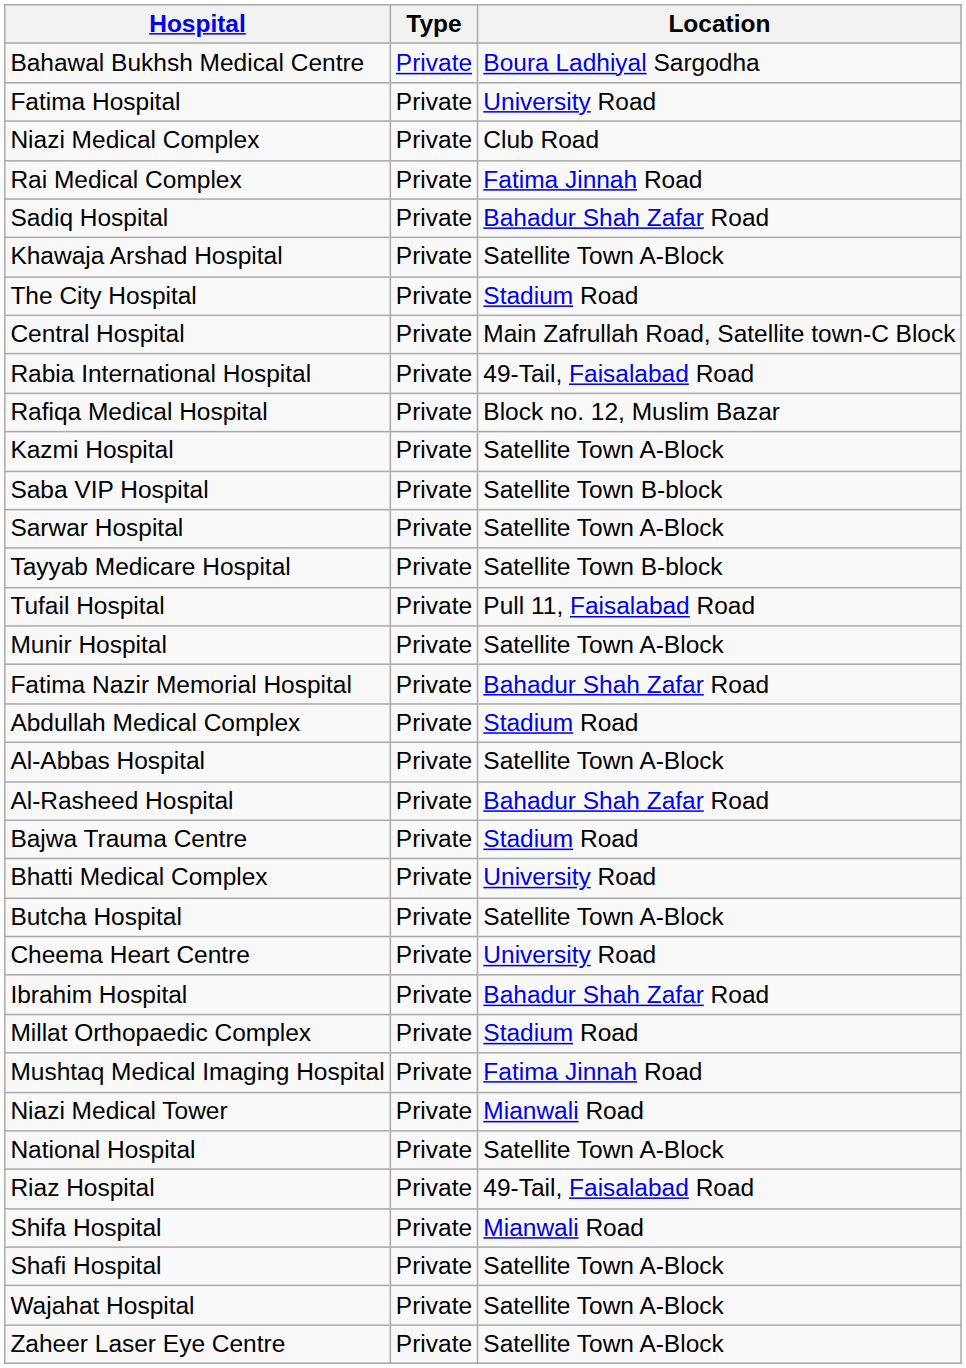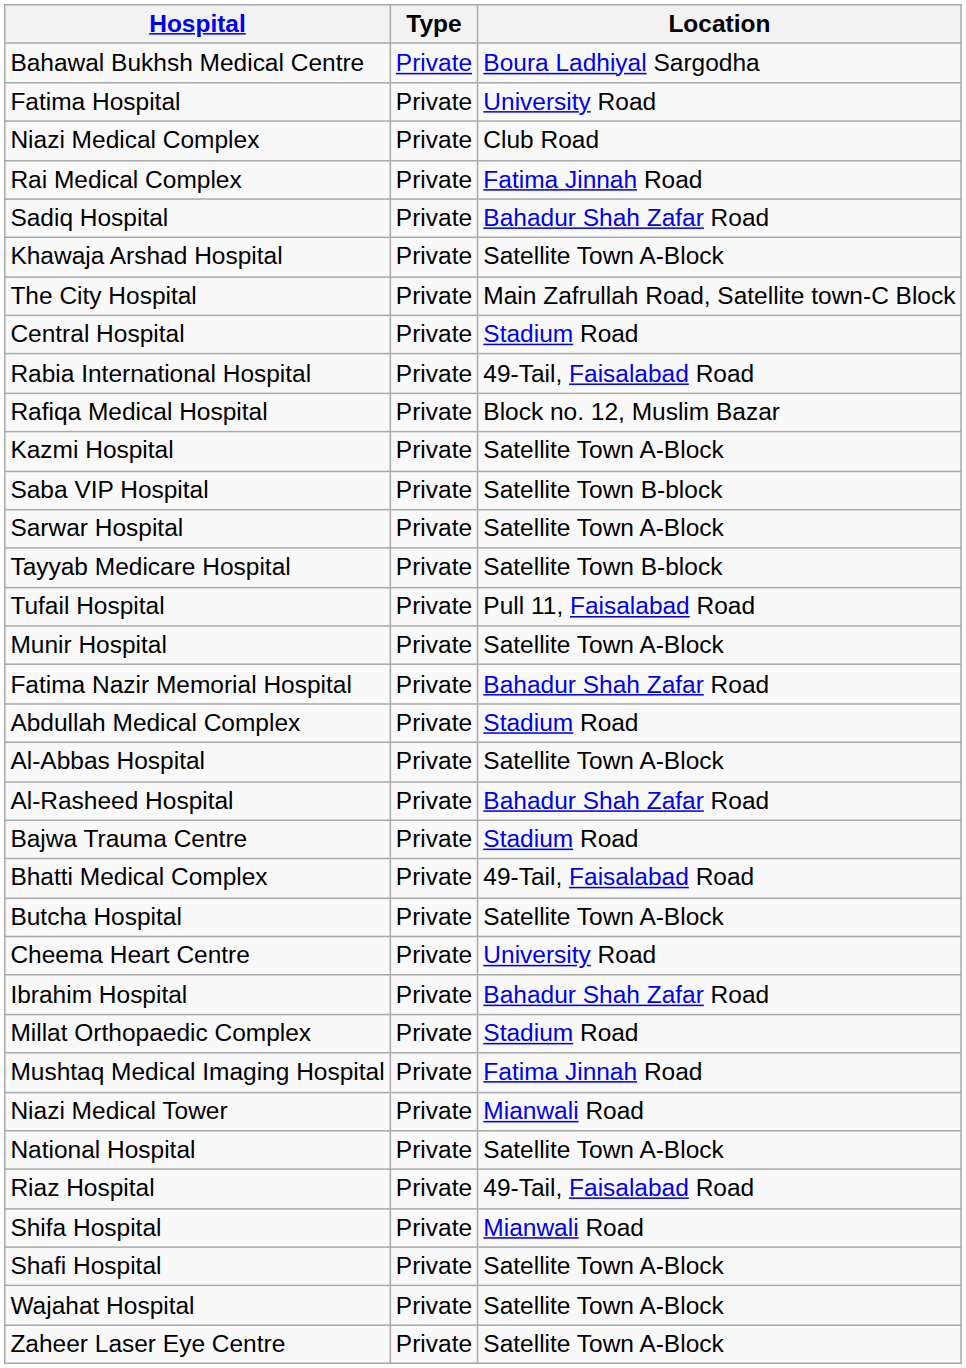(561, 295) Stadium Road -> (719, 295) Main Zafrullah Road, Satellite town-C Block
(719, 334) Main Zafrullah Road, Satellite town-C Block -> (561, 334) Stadium Road
(570, 878) University Road -> (619, 878) 49-Tail, Faisalabad Road
